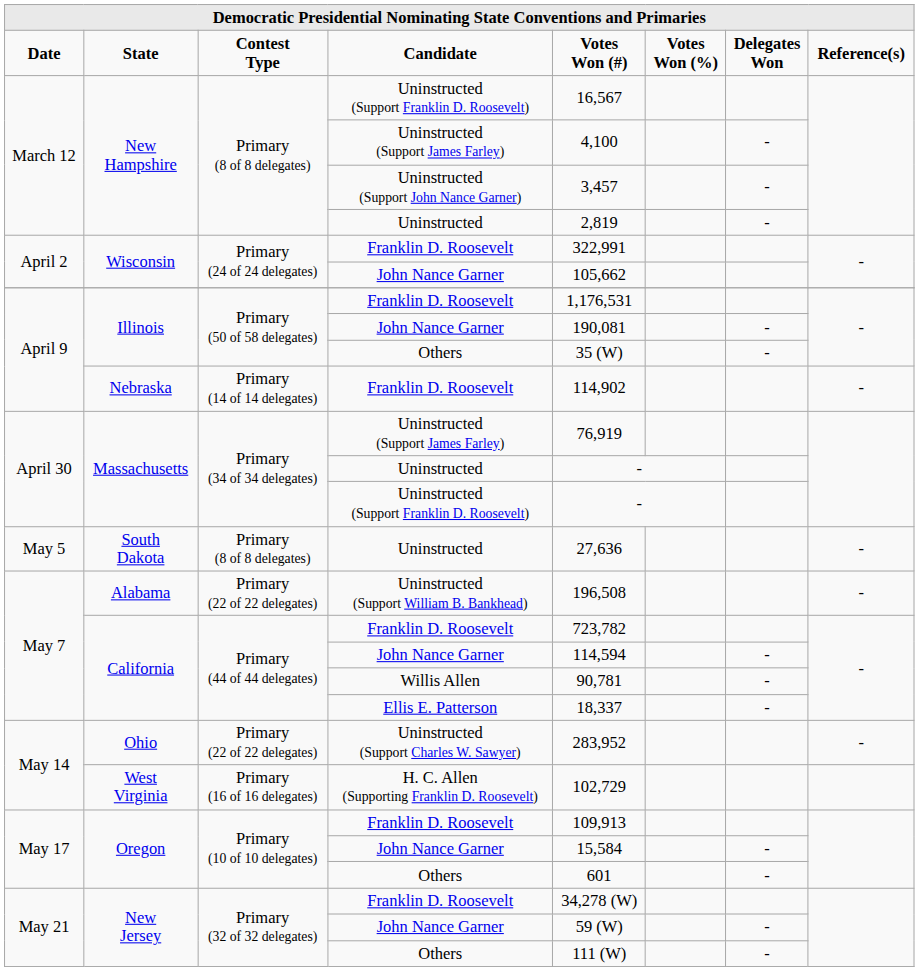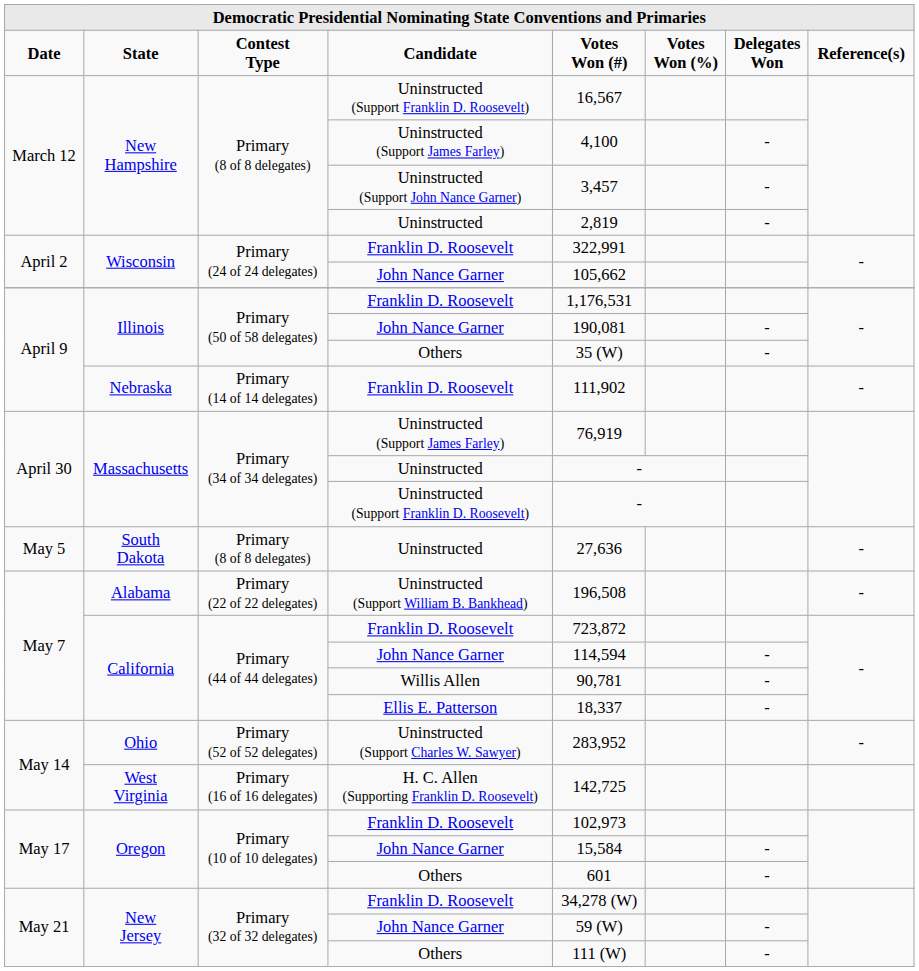(599, 388) 114,902 -> (599, 388) 111,902
(599, 628) 723,782 -> (599, 628) 723,872
(263, 742) Primary (22 of 22 delegates) -> (263, 742) Primary (52 of 52 delegates)
(599, 787) 102,729 -> (599, 787) 142,725
(599, 822) 109,913 -> (599, 822) 102,973
